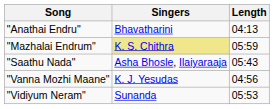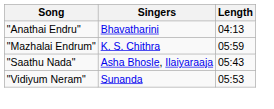(144, 46) khaki background -> (130, 46) no background
- row: (58, 79)
